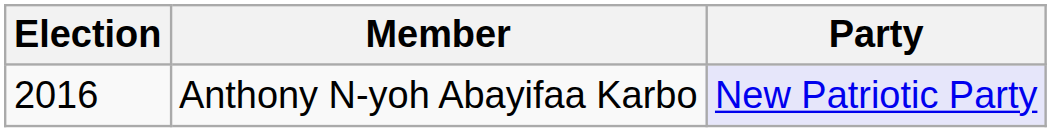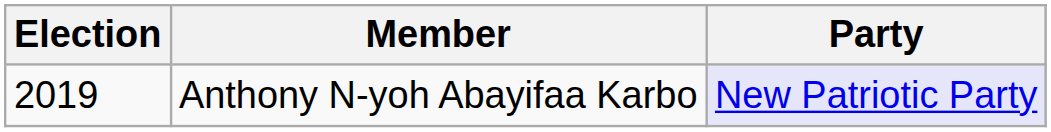(56, 94) 2016 -> (56, 94) 2019
